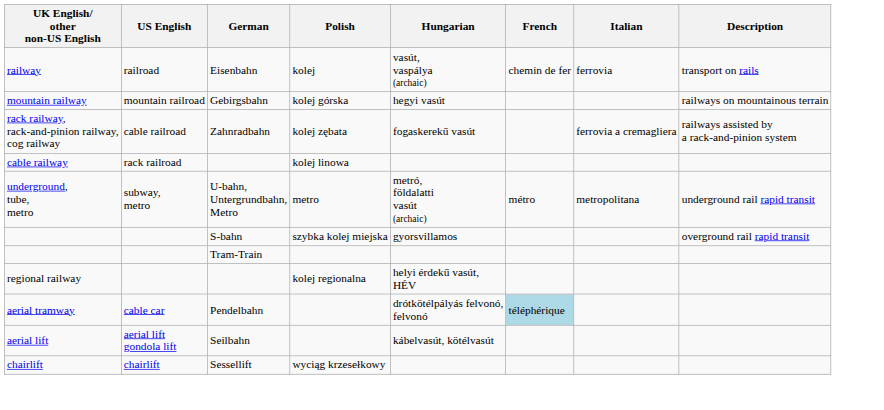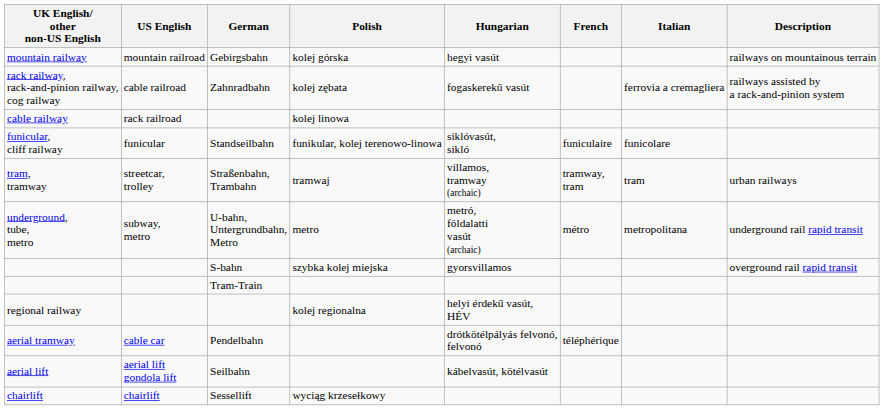- row: (24, 69)
+ row: (35, 143)
+ row: (27, 180)
(537, 309) lightblue background -> (591, 340) no background
